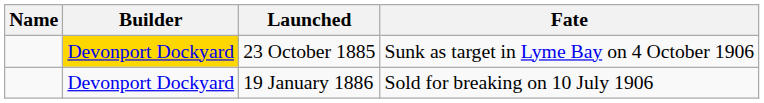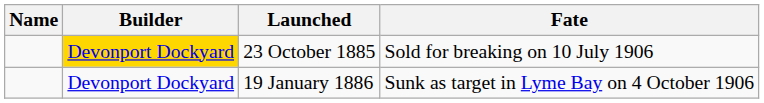(569, 51) Sunk as target in Lyme Bay on 4 October 1906 -> (519, 51) Sold for breaking on 10 July 1906
(519, 82) Sold for breaking on 10 July 1906 -> (569, 82) Sunk as target in Lyme Bay on 4 October 1906
